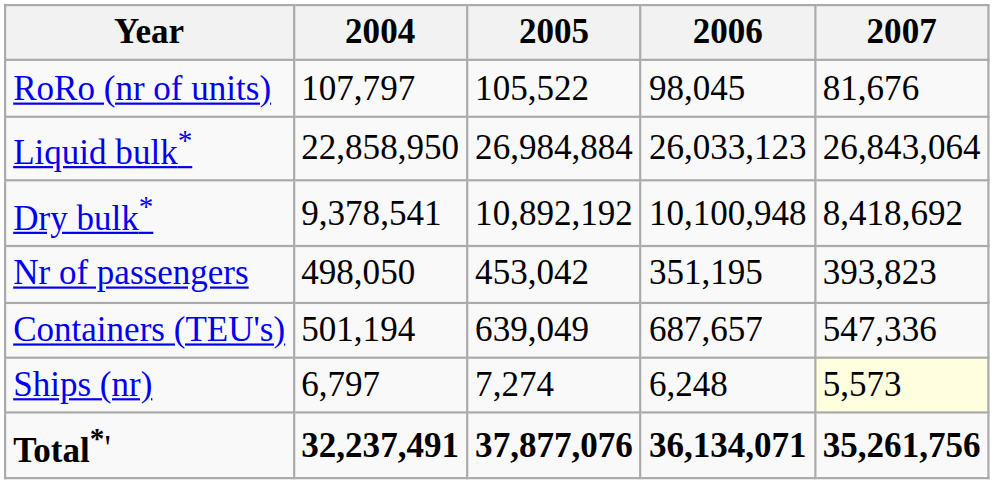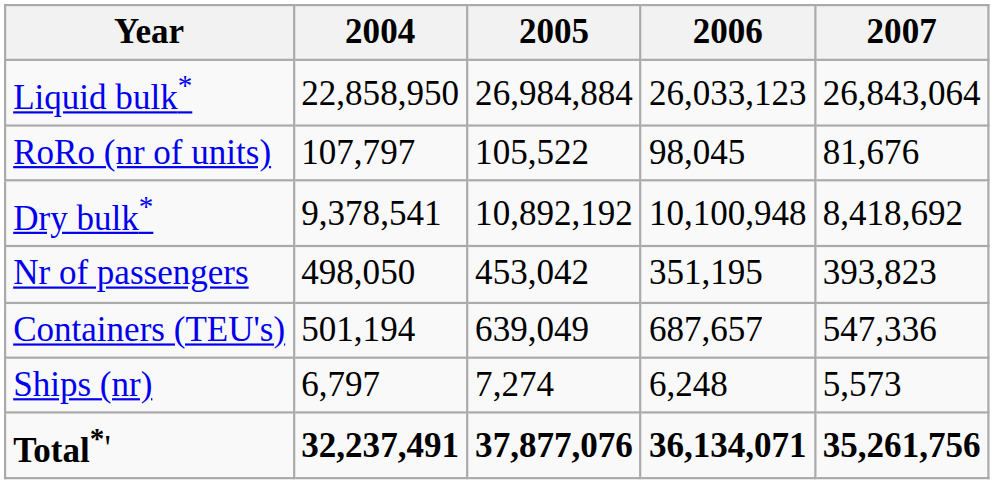rows swapped: (142, 87) <-> (103, 148)
(862, 384) lightyellow background -> (862, 384) no background
